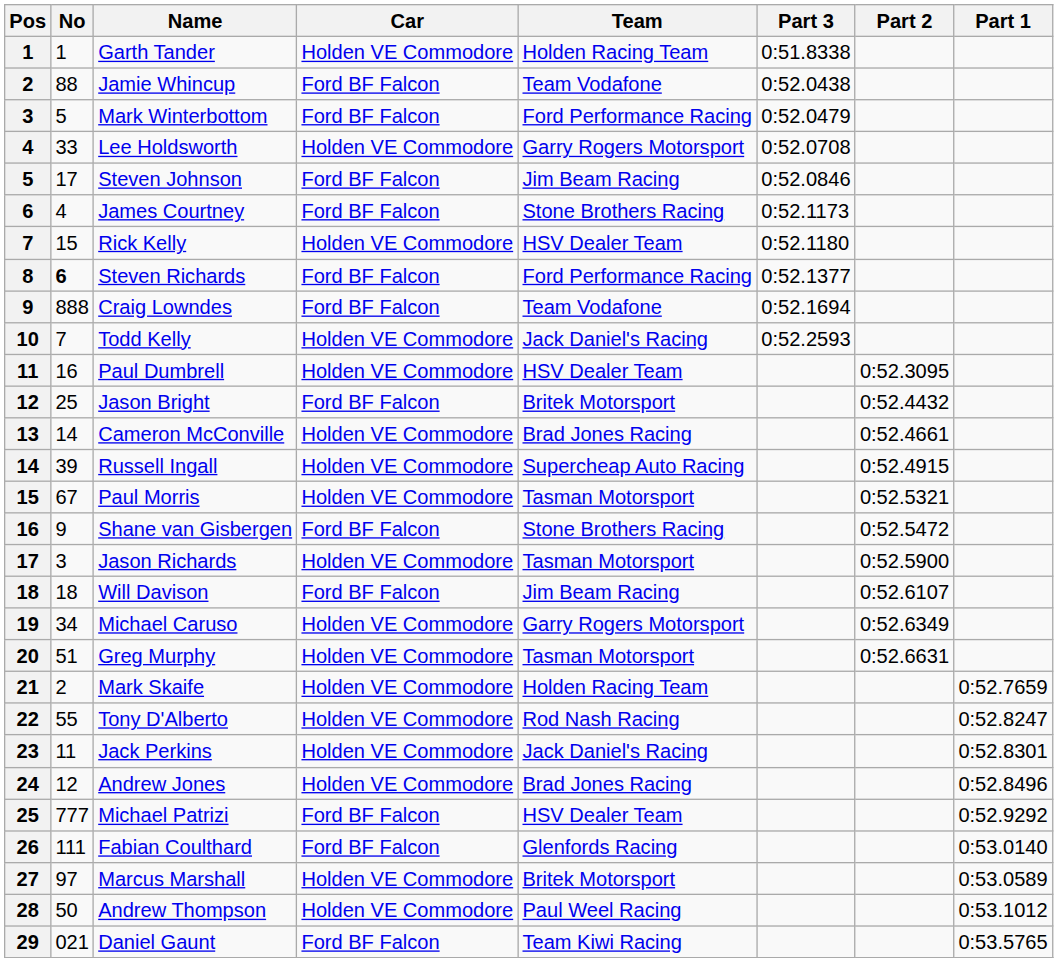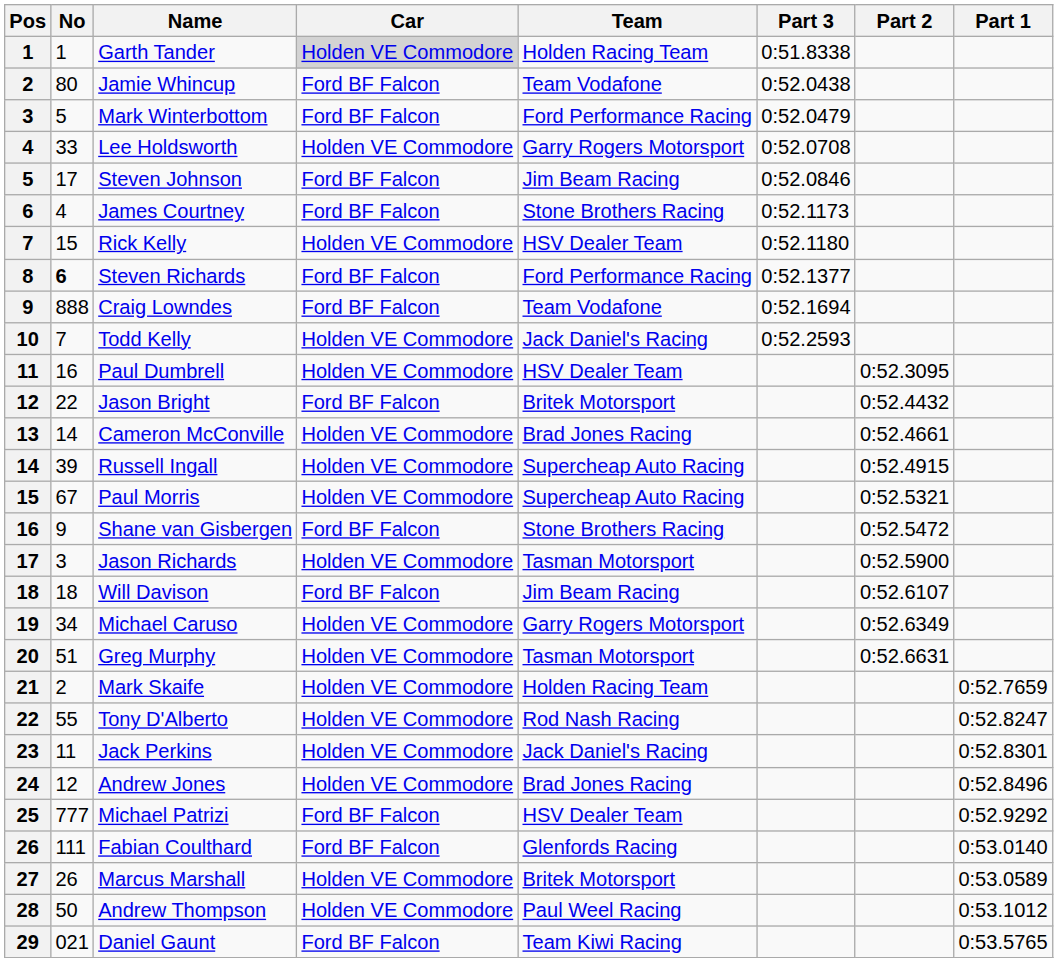(407, 52) no background -> (407, 52) lightgrey background
(67, 84) 88 -> (67, 84) 80
(67, 402) 25 -> (67, 402) 22
(608, 497) Tasman Motorsport -> (633, 497) Supercheap Auto Racing
(67, 878) 97 -> (67, 878) 26
